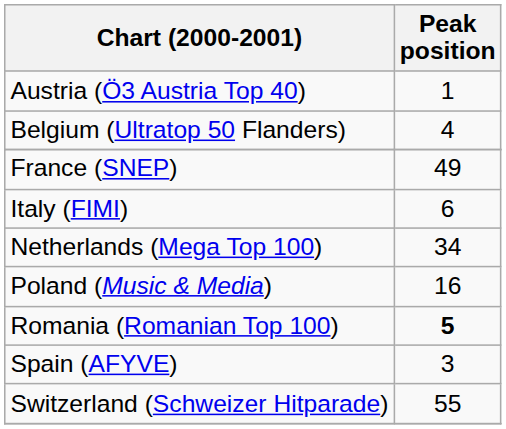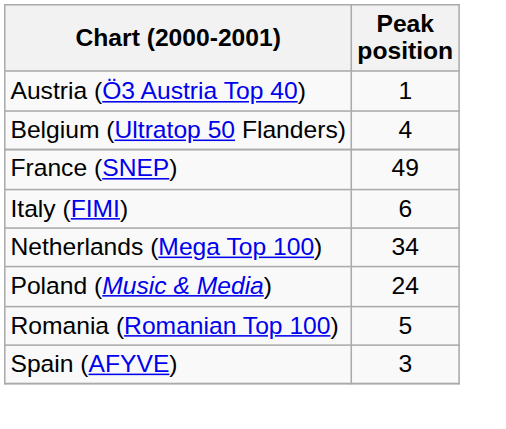(448, 286) 16 -> (405, 286) 24
(448, 325) bold -> (405, 325) normal
- row: (199, 403)
